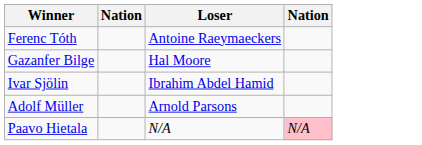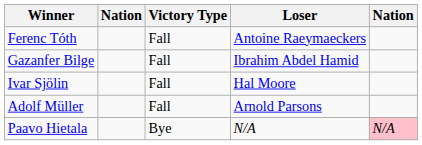+ column: (188, 15)
(180, 60) Hal Moore -> (296, 60) Ibrahim Abdel Hamid
(211, 83) Ibrahim Abdel Hamid -> (265, 83) Hal Moore
